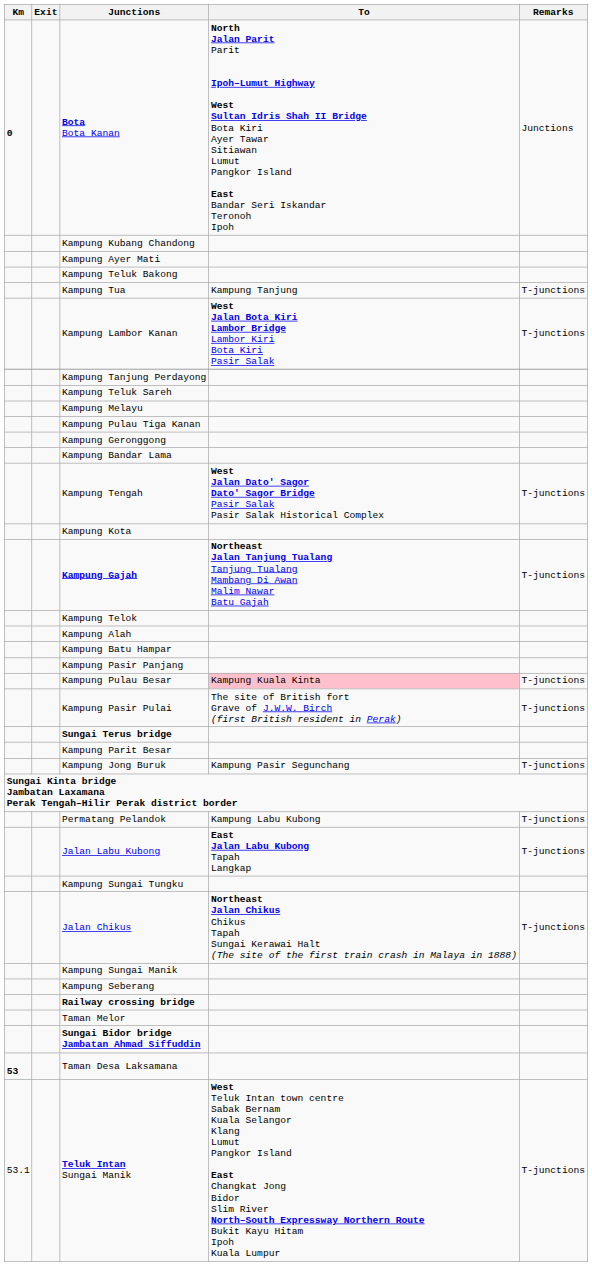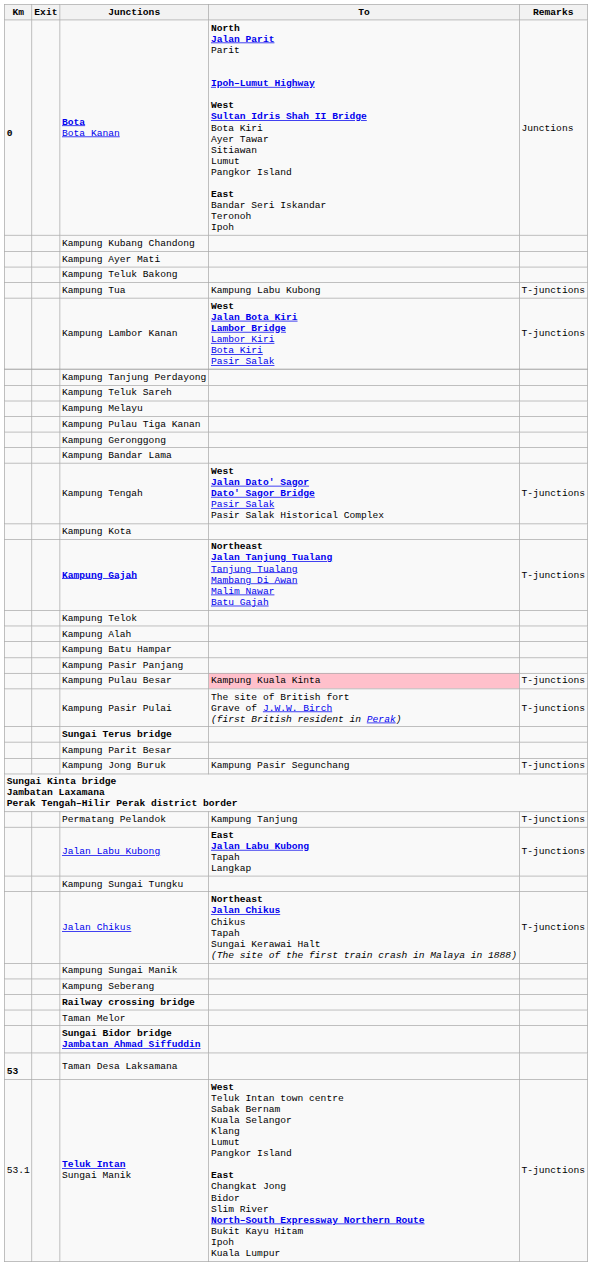(254, 290) Kampung Tanjung -> (266, 290) Kampung Labu Kubong
(266, 819) Kampung Labu Kubong -> (254, 819) Kampung Tanjung
